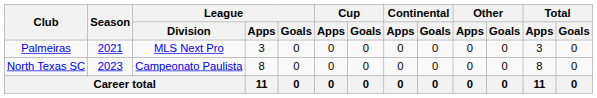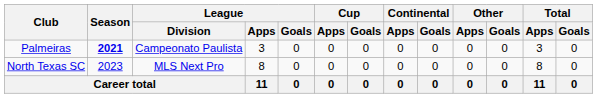(110, 48) normal -> (110, 48) bold
(189, 48) MLS Next Pro -> (189, 48) Campeonato Paulista
(189, 66) Campeonato Paulista -> (189, 66) MLS Next Pro
